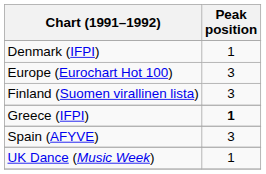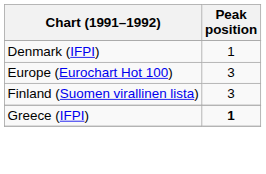- row: (53, 136)
- row: (81, 158)
